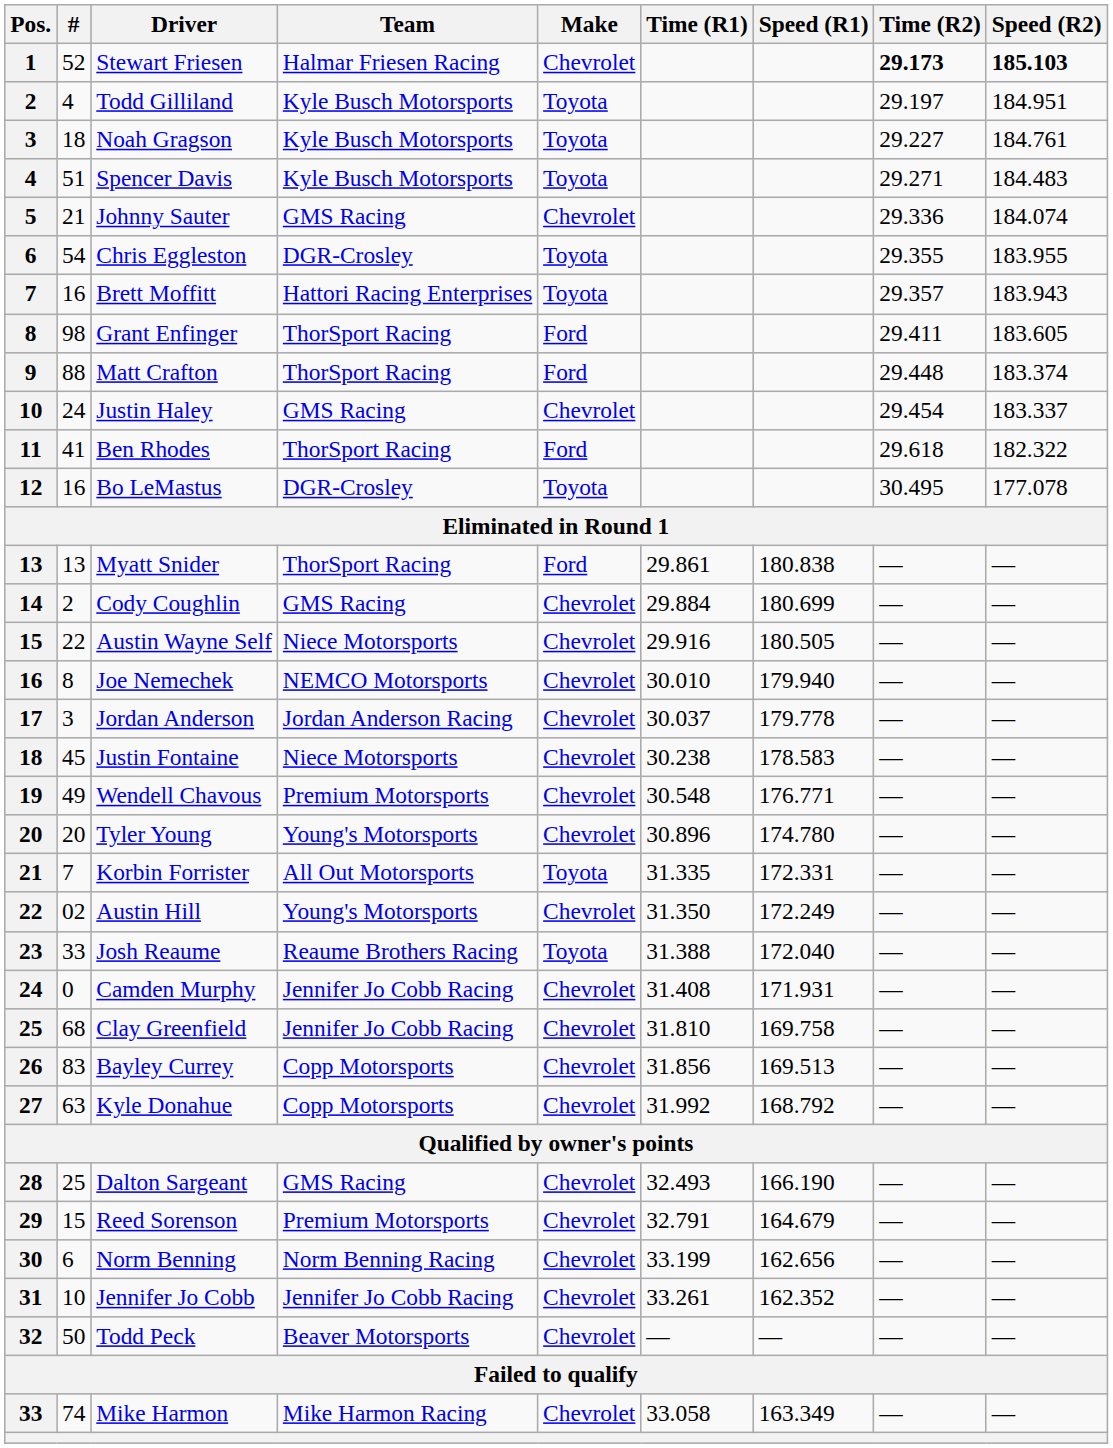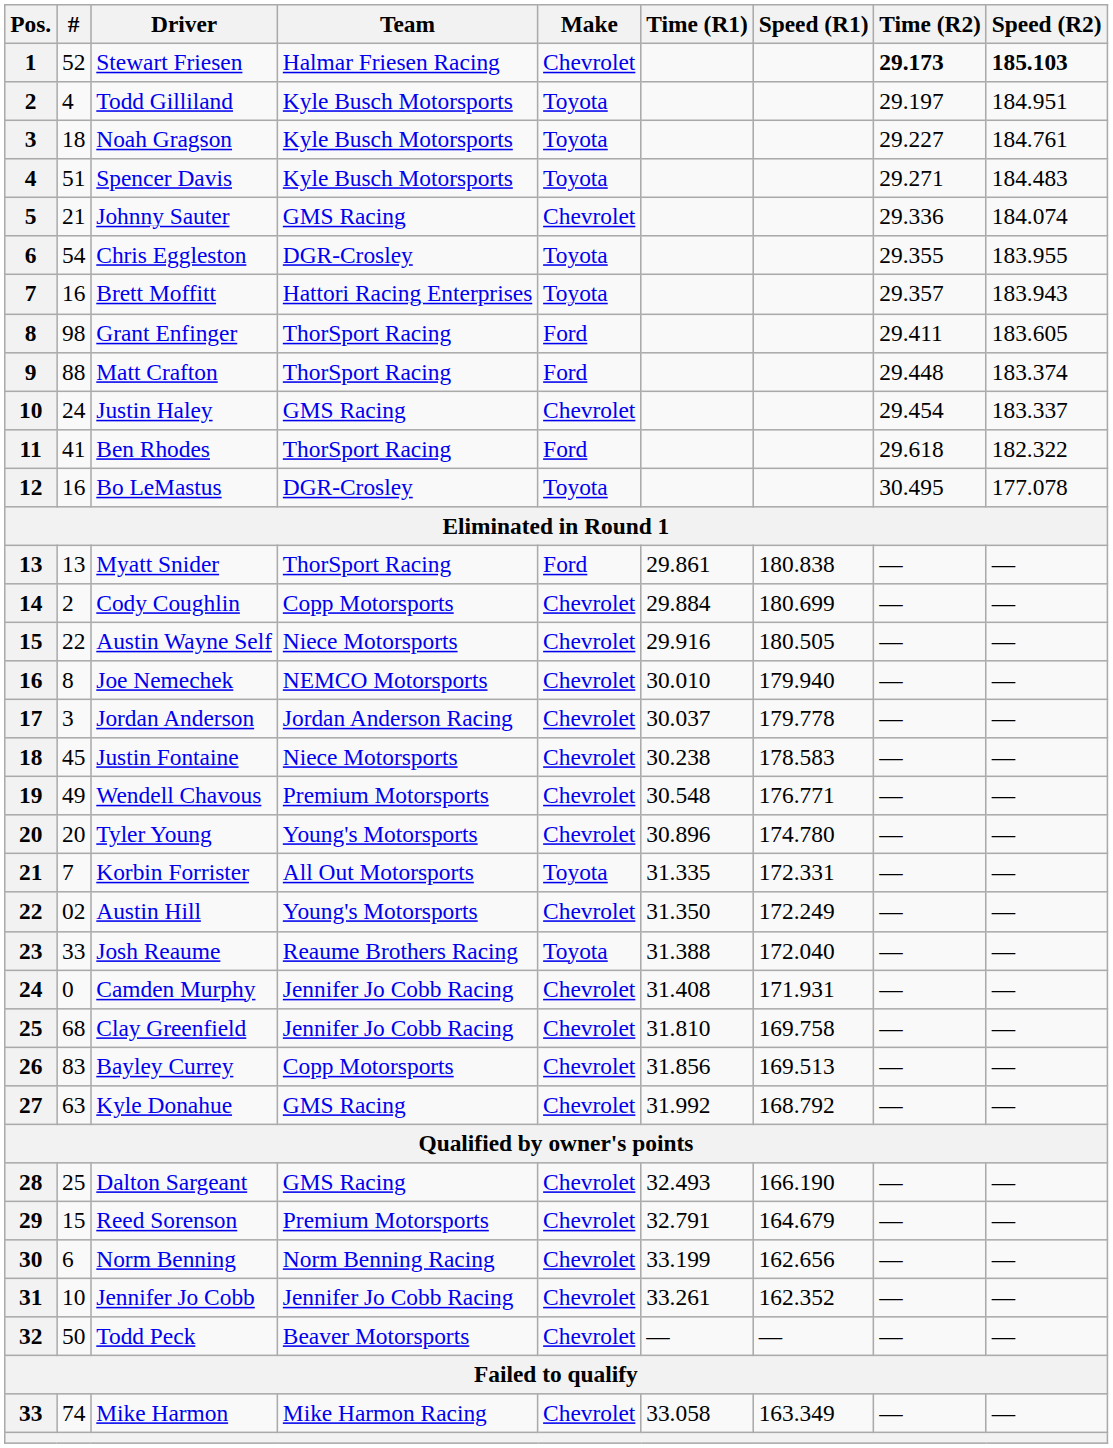(344, 602) GMS Racing -> (368, 602) Copp Motorsports
(368, 1104) Copp Motorsports -> (344, 1104) GMS Racing
